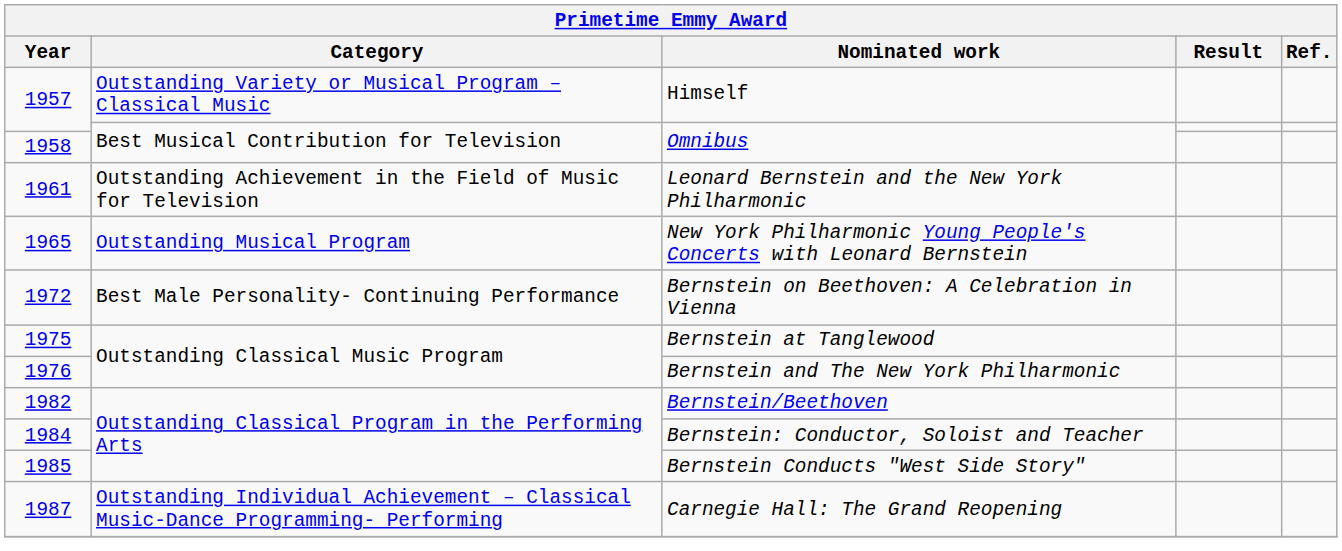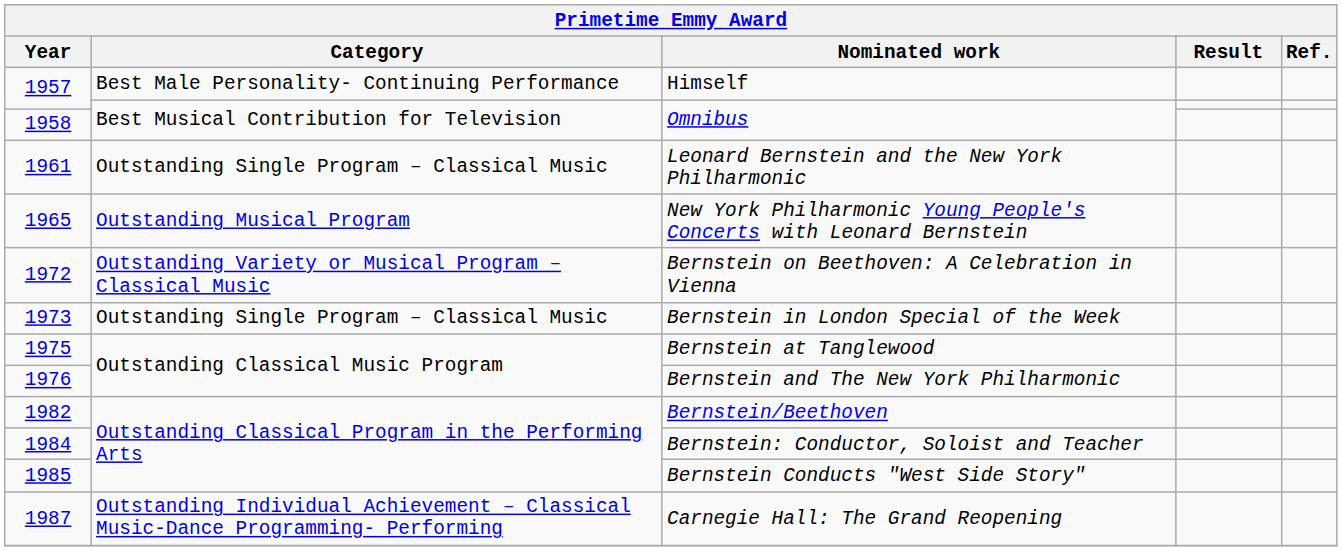(329, 95) Outstanding Variety or Musical Program – Classical Music -> (358, 84) Best Male Personality- Continuing Performance
(358, 190) Outstanding Achievement in the Field of Music for Television -> (352, 167) Outstanding Single Program – Classical Music
(358, 297) Best Male Personality- Continuing Performance -> (329, 275) Outstanding Variety or Musical Program – Classical Music
+ row: (48, 318)
